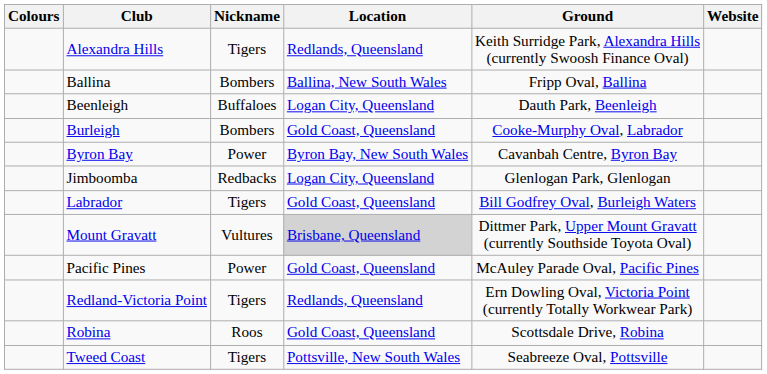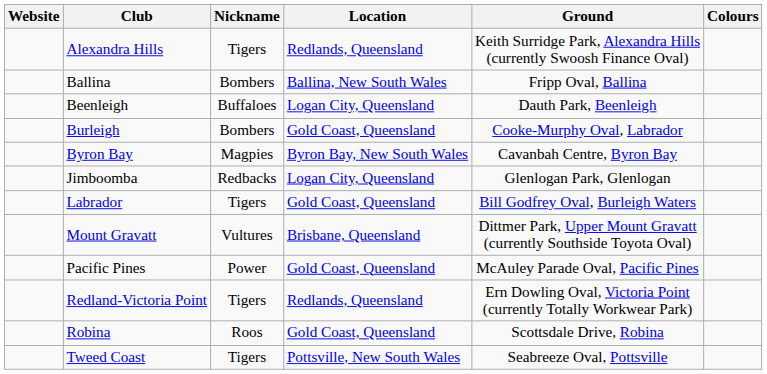columns swapped: (34, 16) <-> (733, 16)
(247, 154) Power -> (247, 154) Magpies
(354, 235) lightgrey background -> (354, 235) no background
